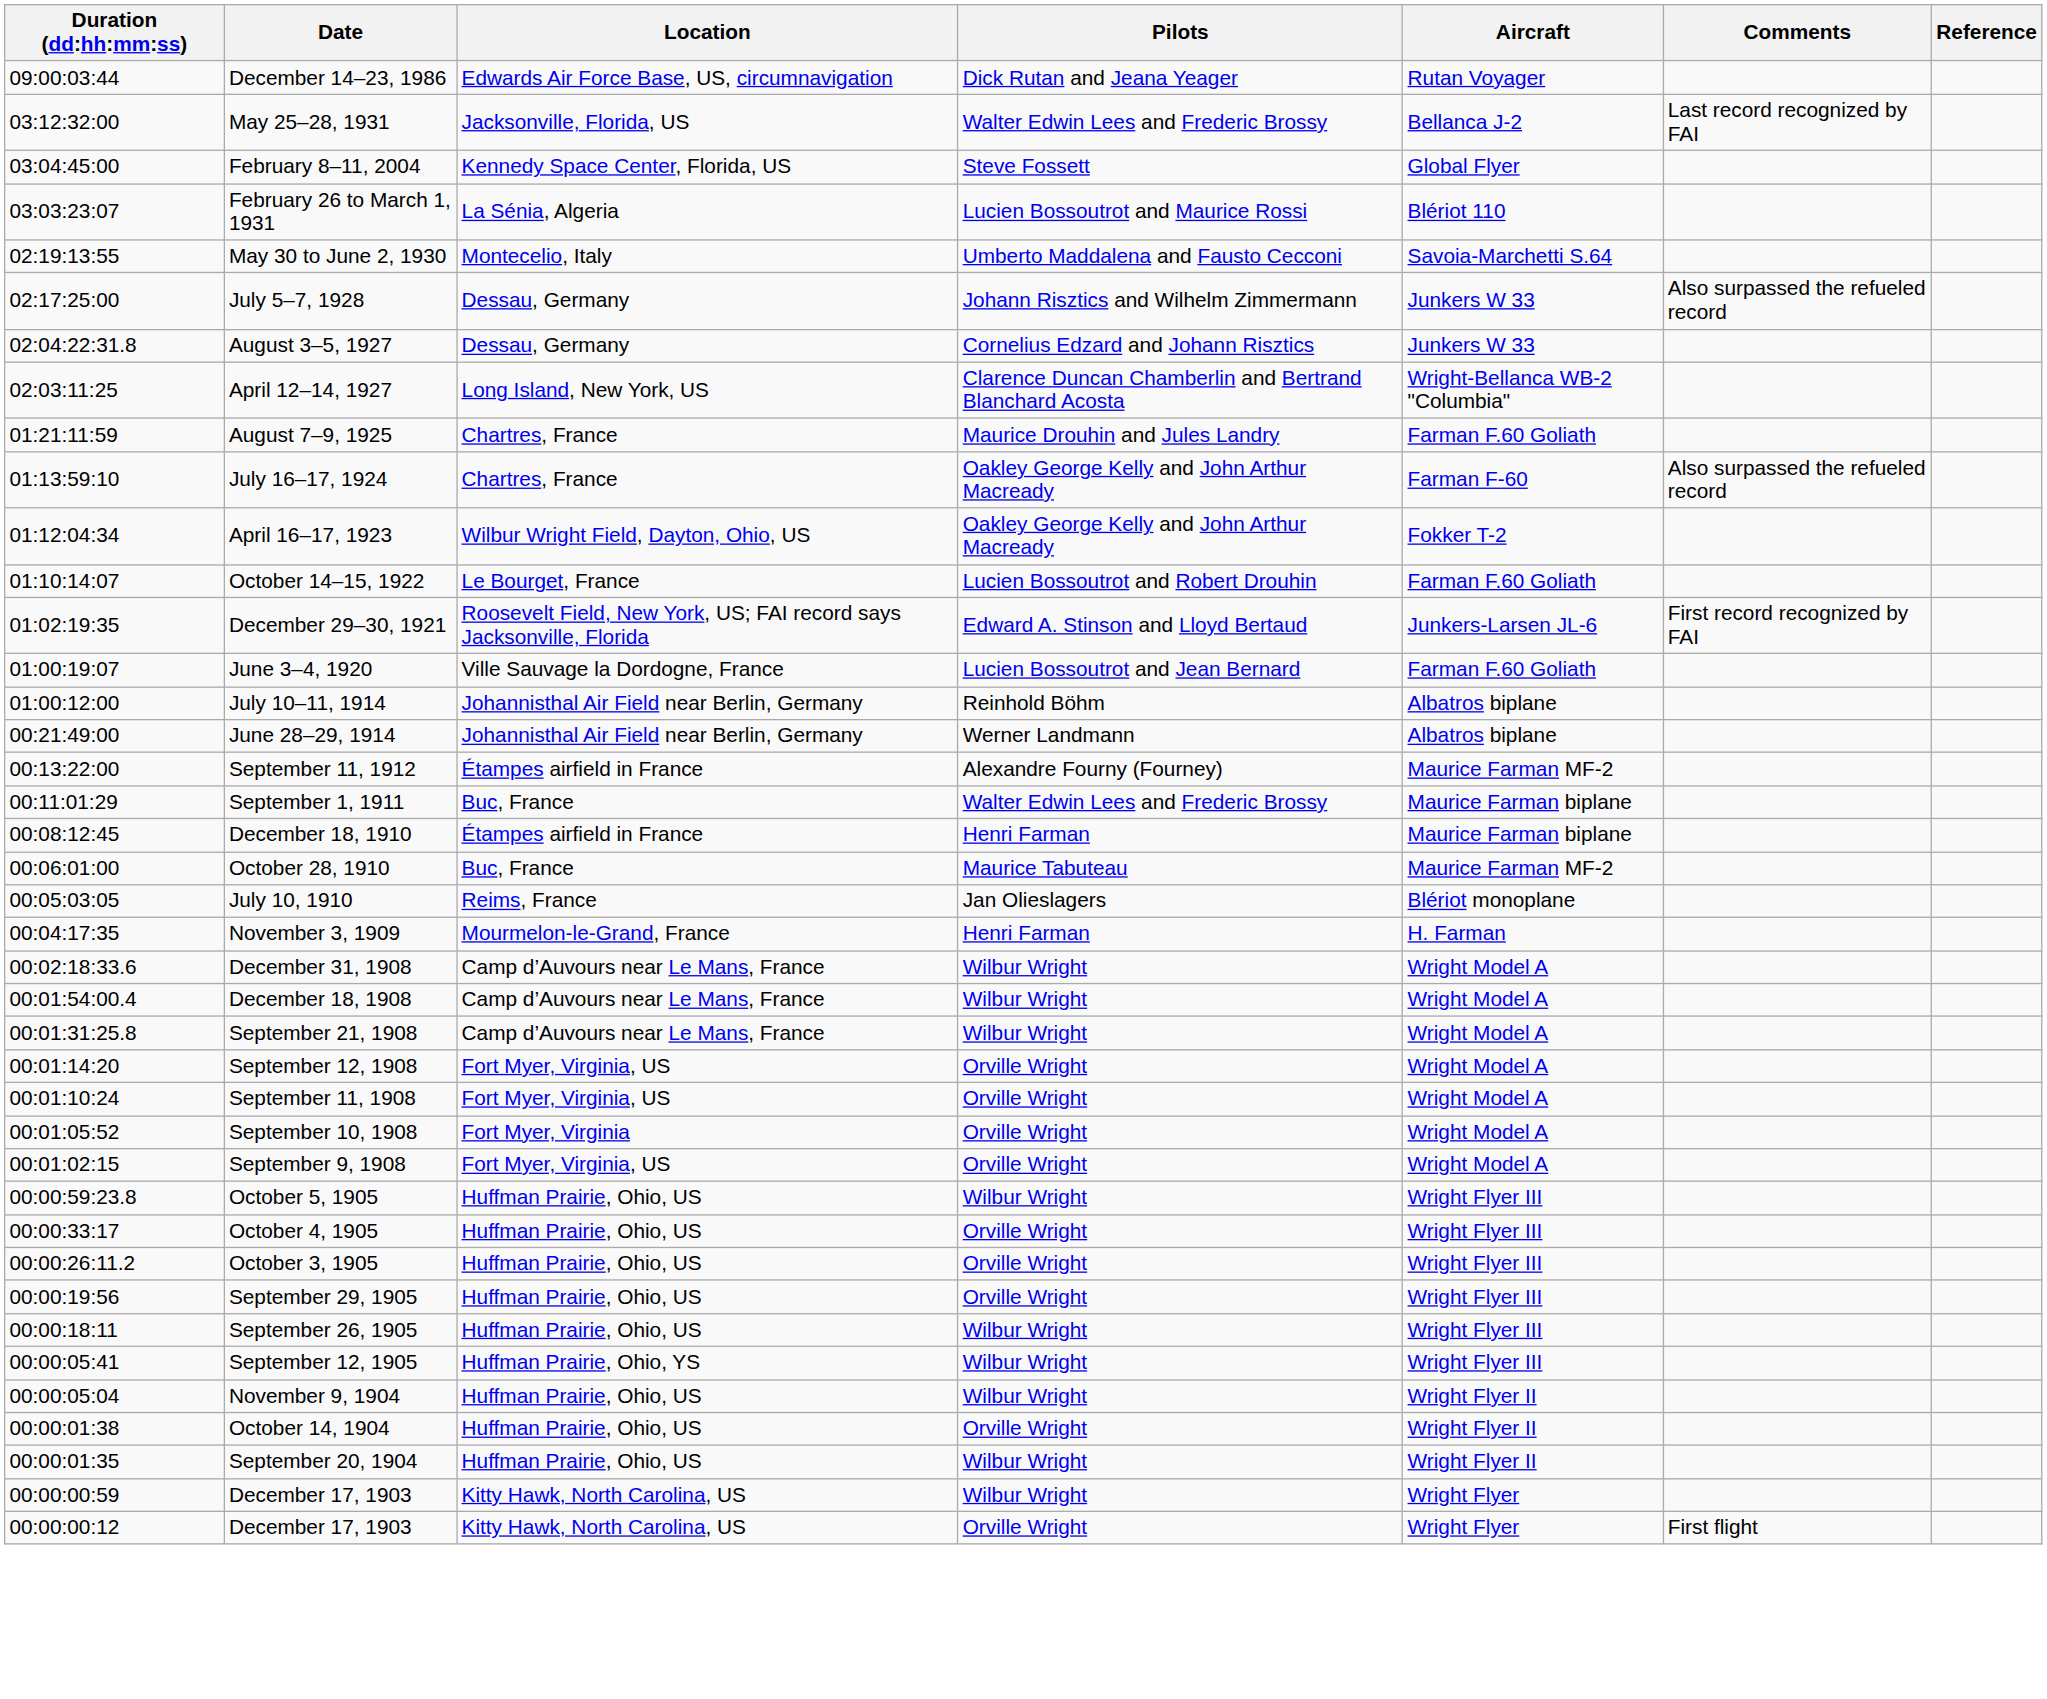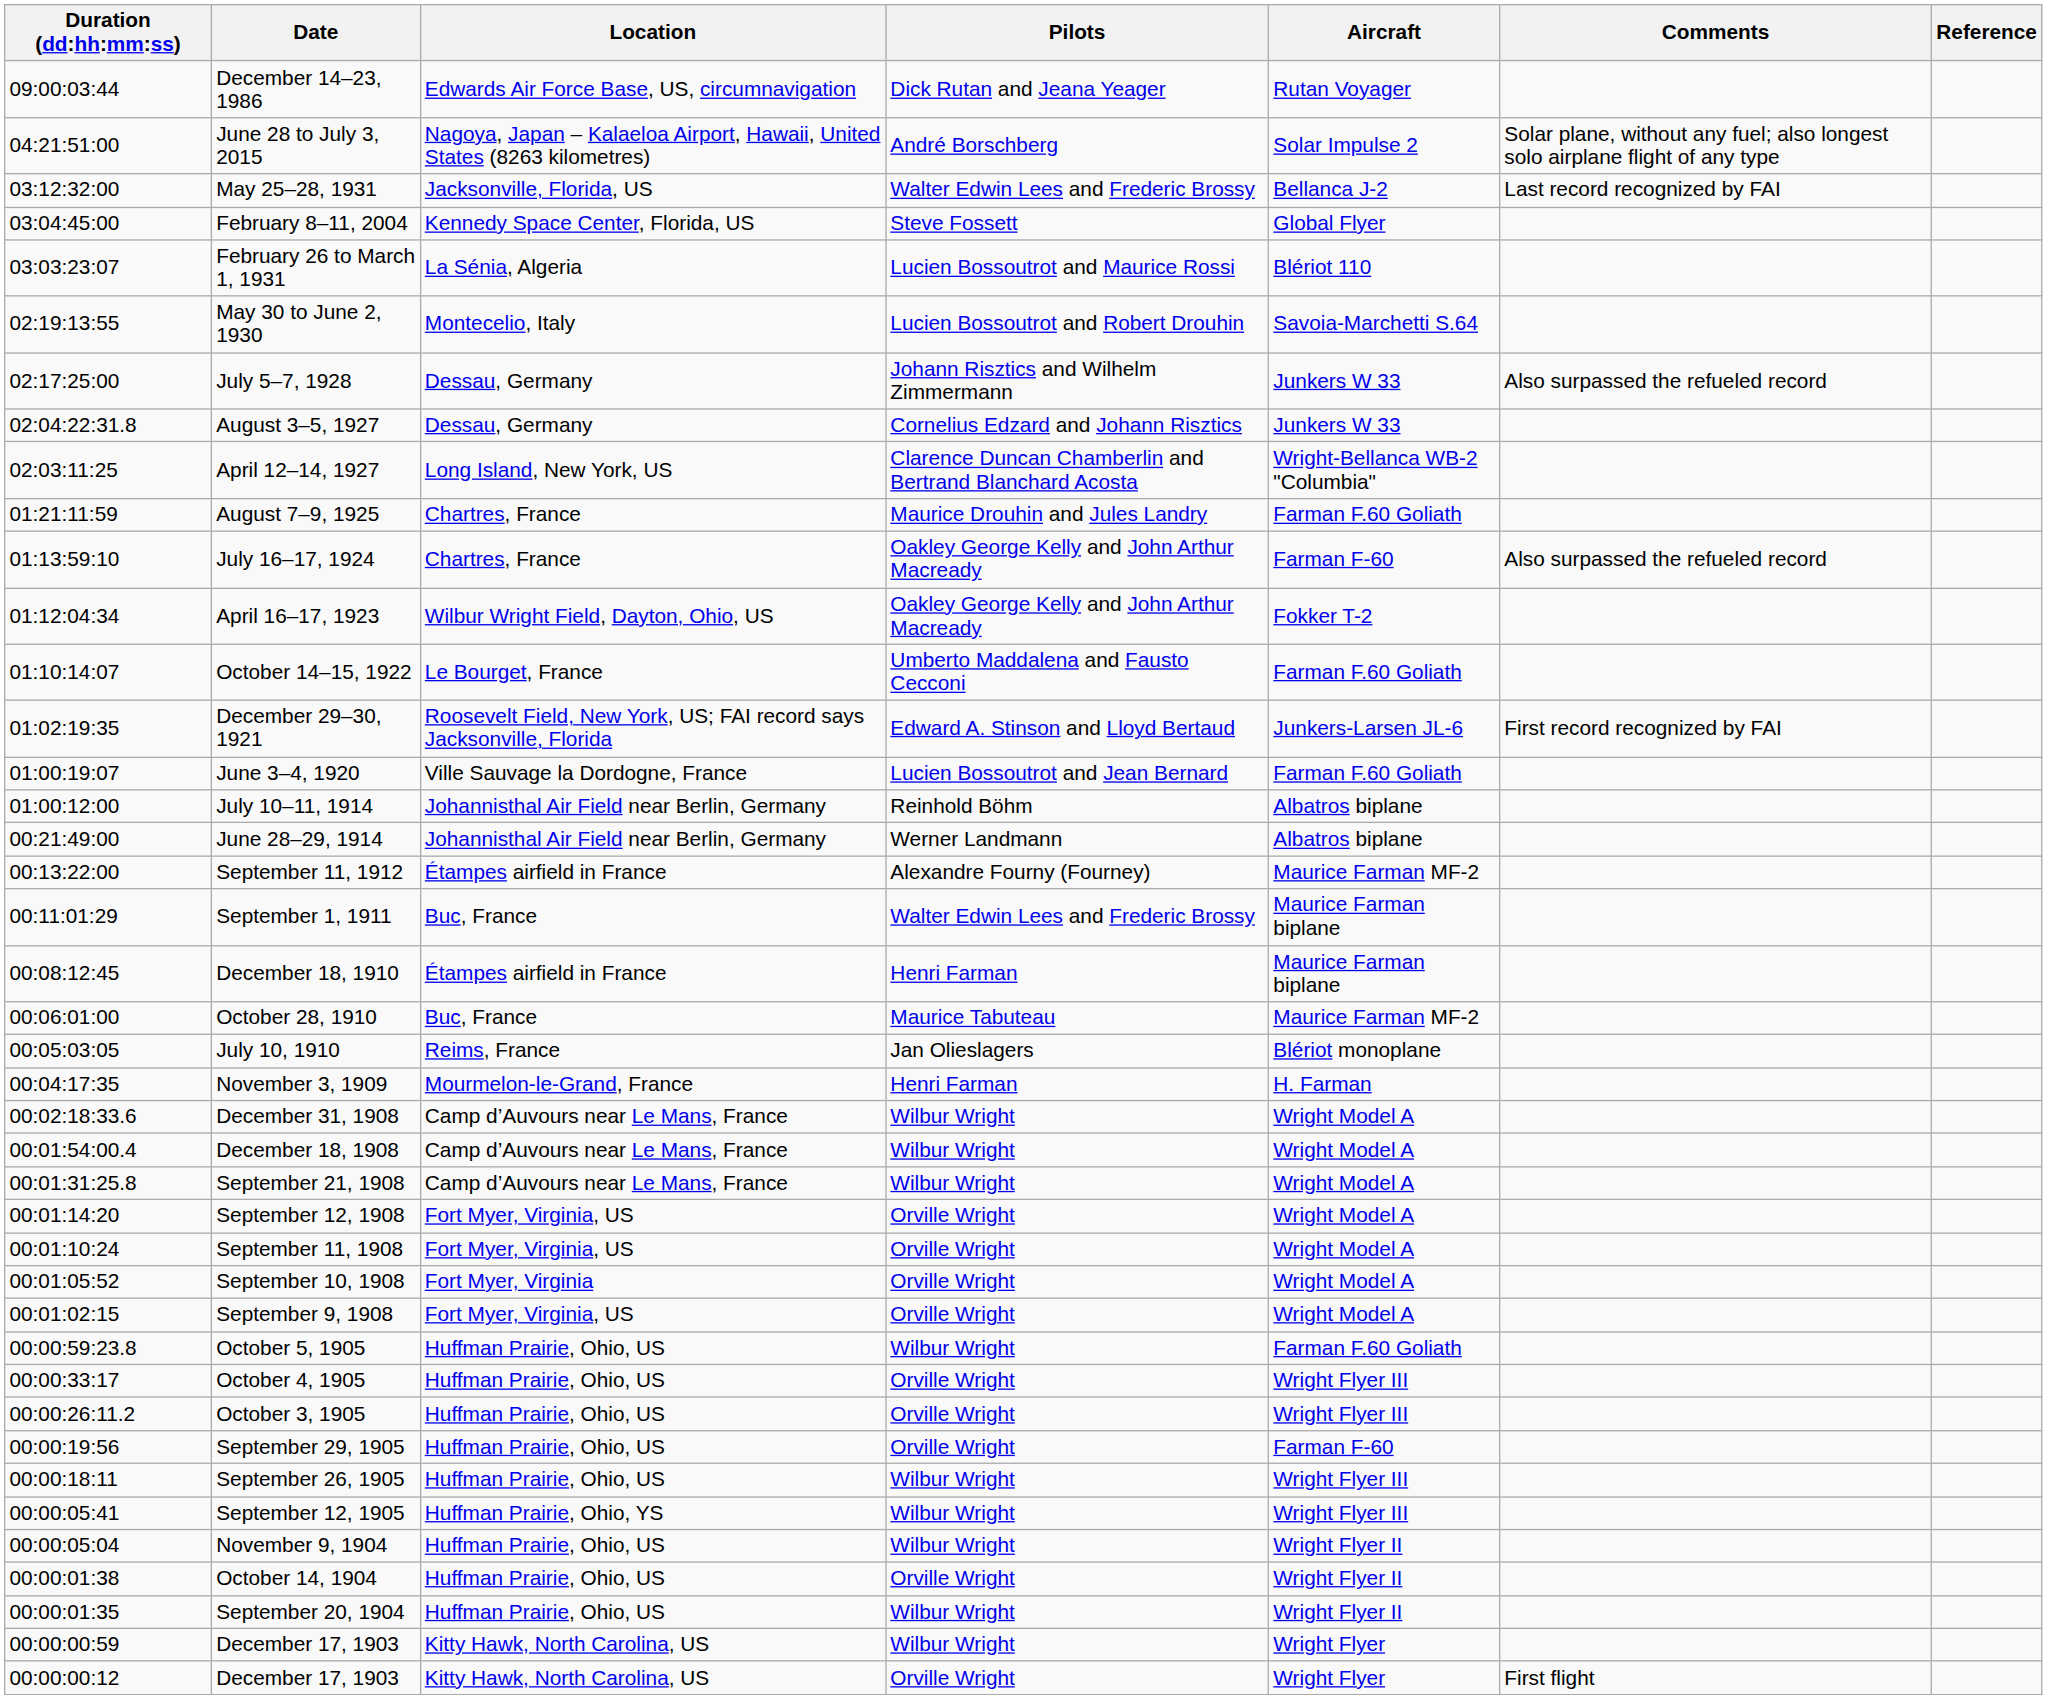+ row: (64, 145)
(1152, 256) Umberto Maddalena and Fausto Cecconi -> (1067, 324) Lucien Bossoutrot and Robert Drouhin
(1140, 580) Lucien Bossoutrot and Robert Drouhin -> (1040, 672) Umberto Maddalena and Fausto Cecconi
(1475, 1197) Wright Flyer III -> (1368, 1347) Farman F.60 Goliath
(1475, 1296) Wright Flyer III -> (1333, 1446) Farman F-60
